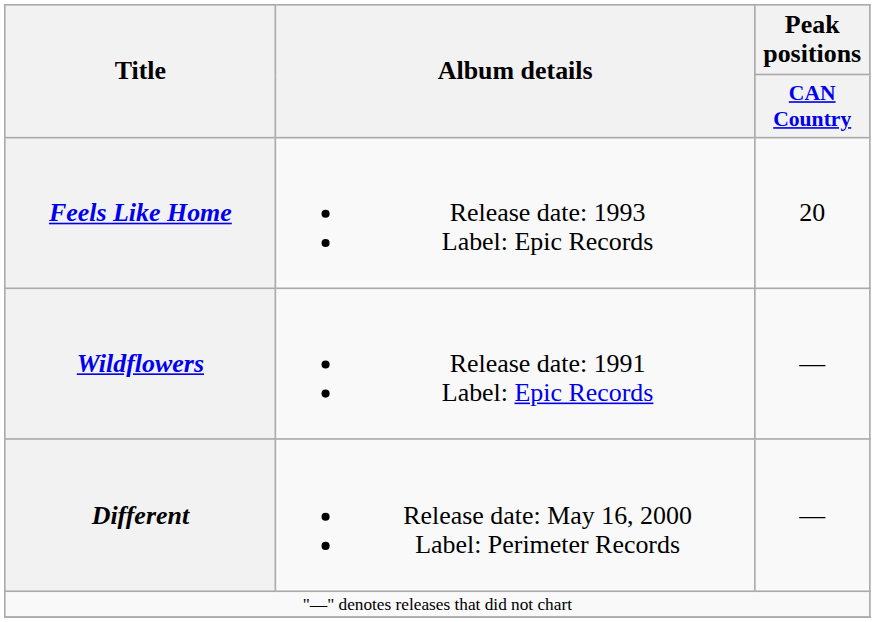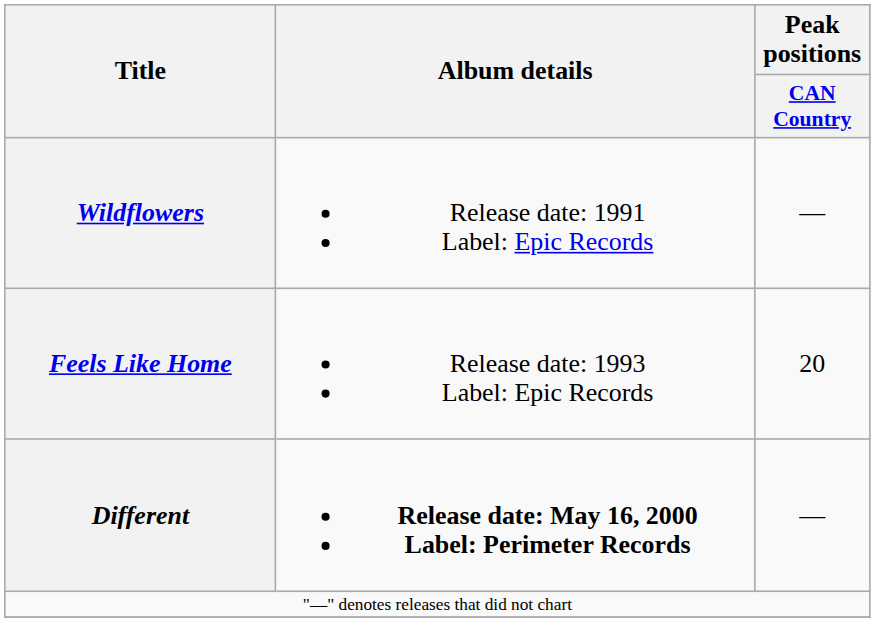rows swapped: (140, 363) <-> (140, 212)
(515, 530) normal -> (515, 530) bold
